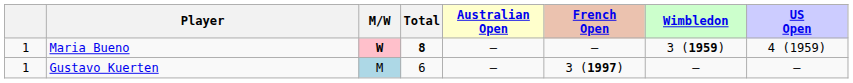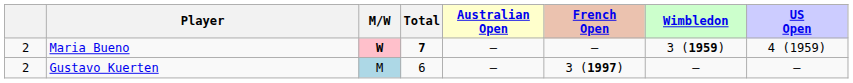(26, 48) 1 -> (26, 48) 2
(422, 48) 8 -> (422, 48) 7
(26, 68) 1 -> (26, 68) 2
